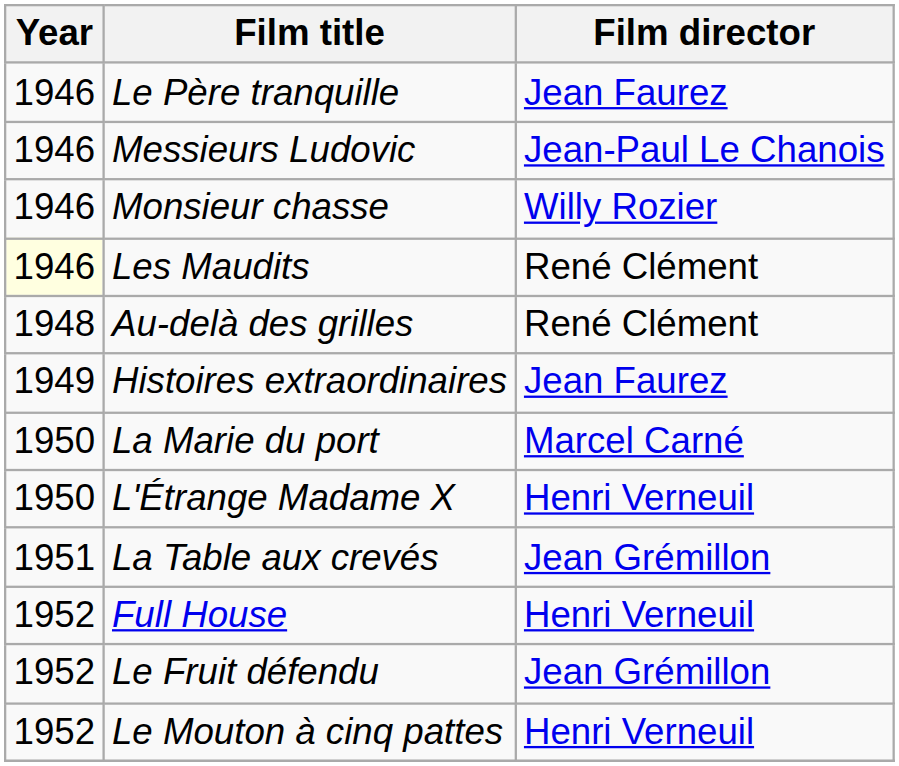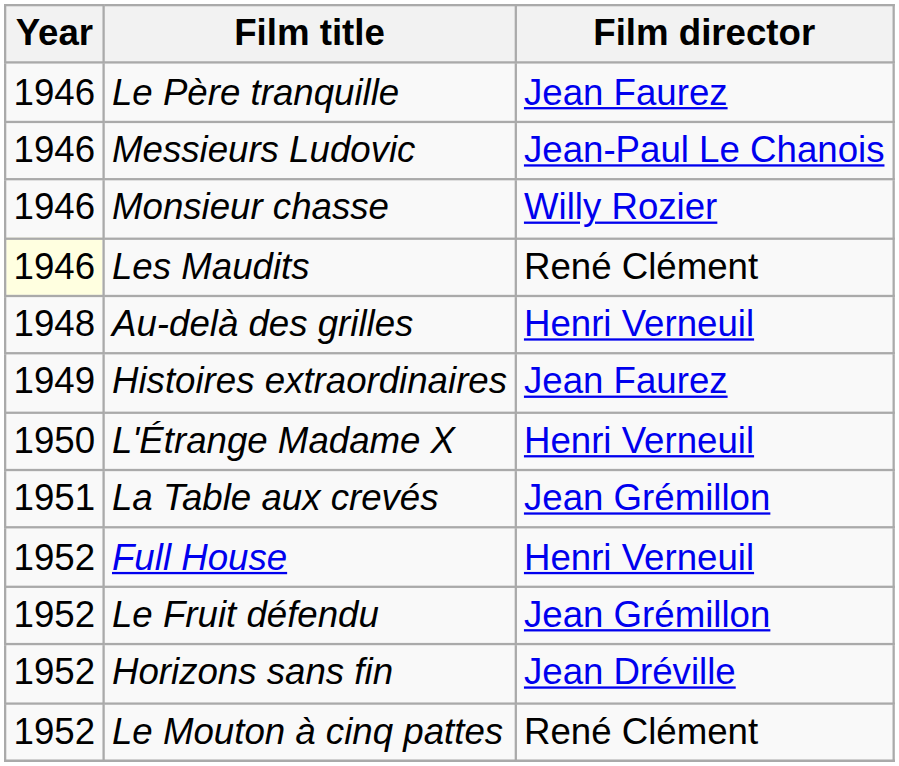(641, 324) René Clément -> (639, 324) Henri Verneuil
- row: (245, 440)
+ row: (253, 672)
(639, 730) Henri Verneuil -> (641, 730) René Clément
